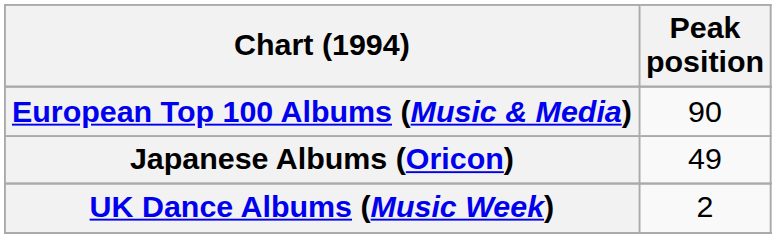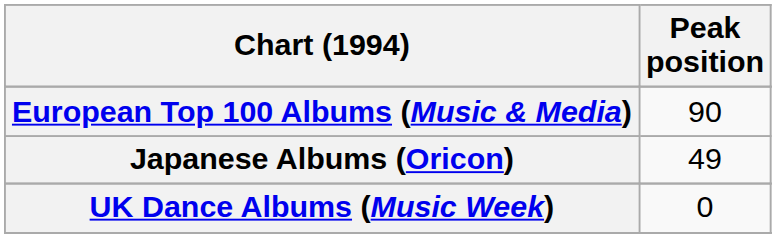(705, 207) 2 -> (705, 207) 0
